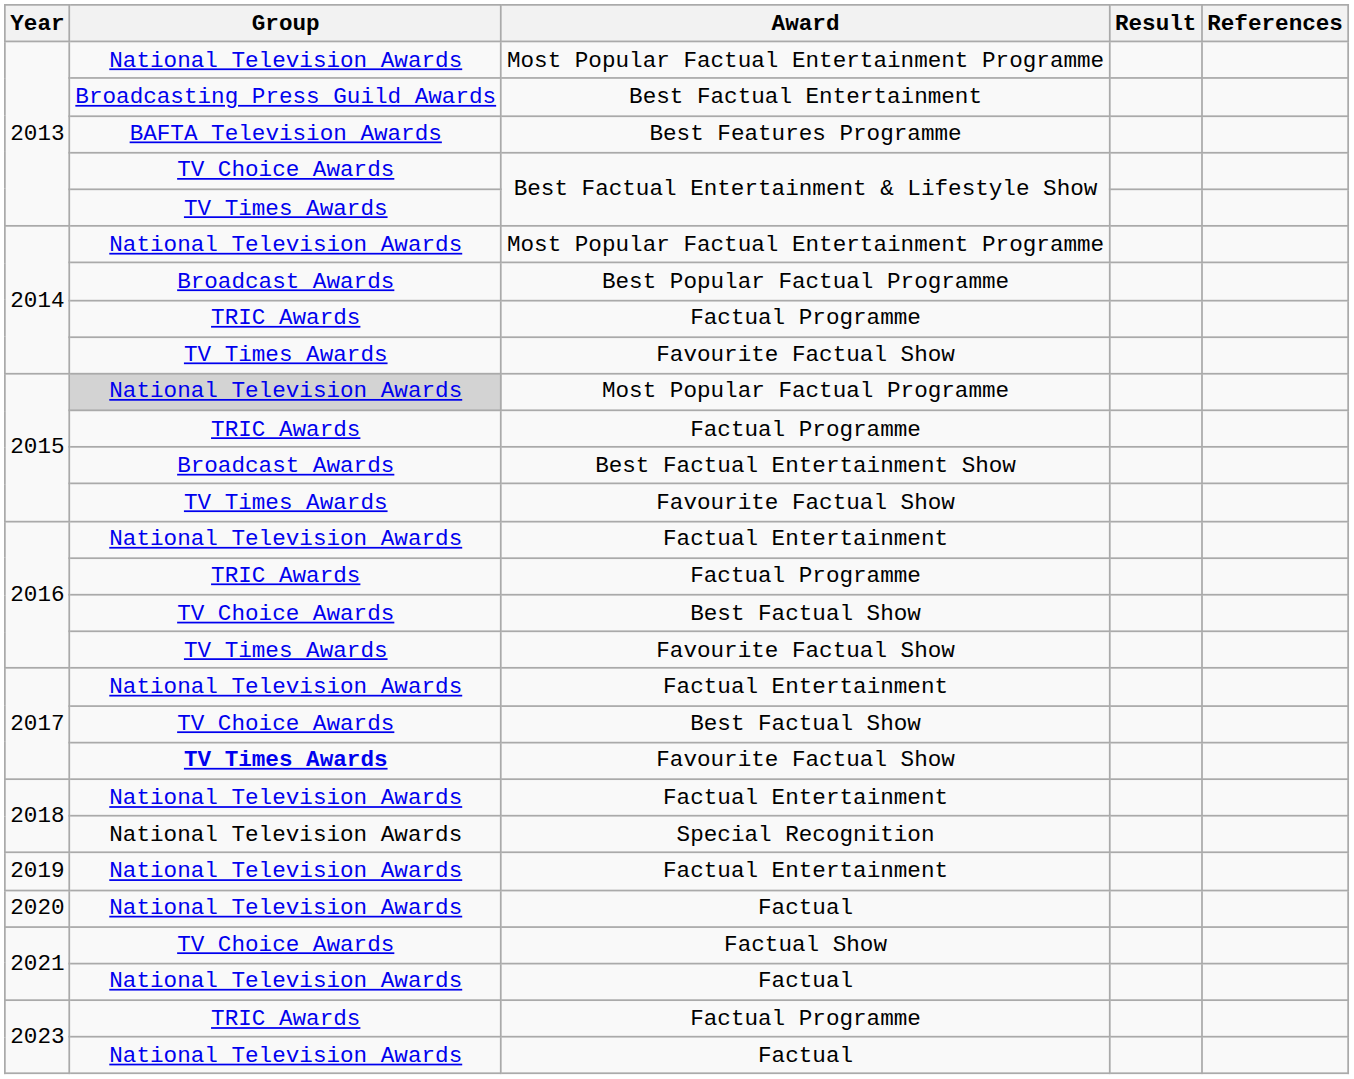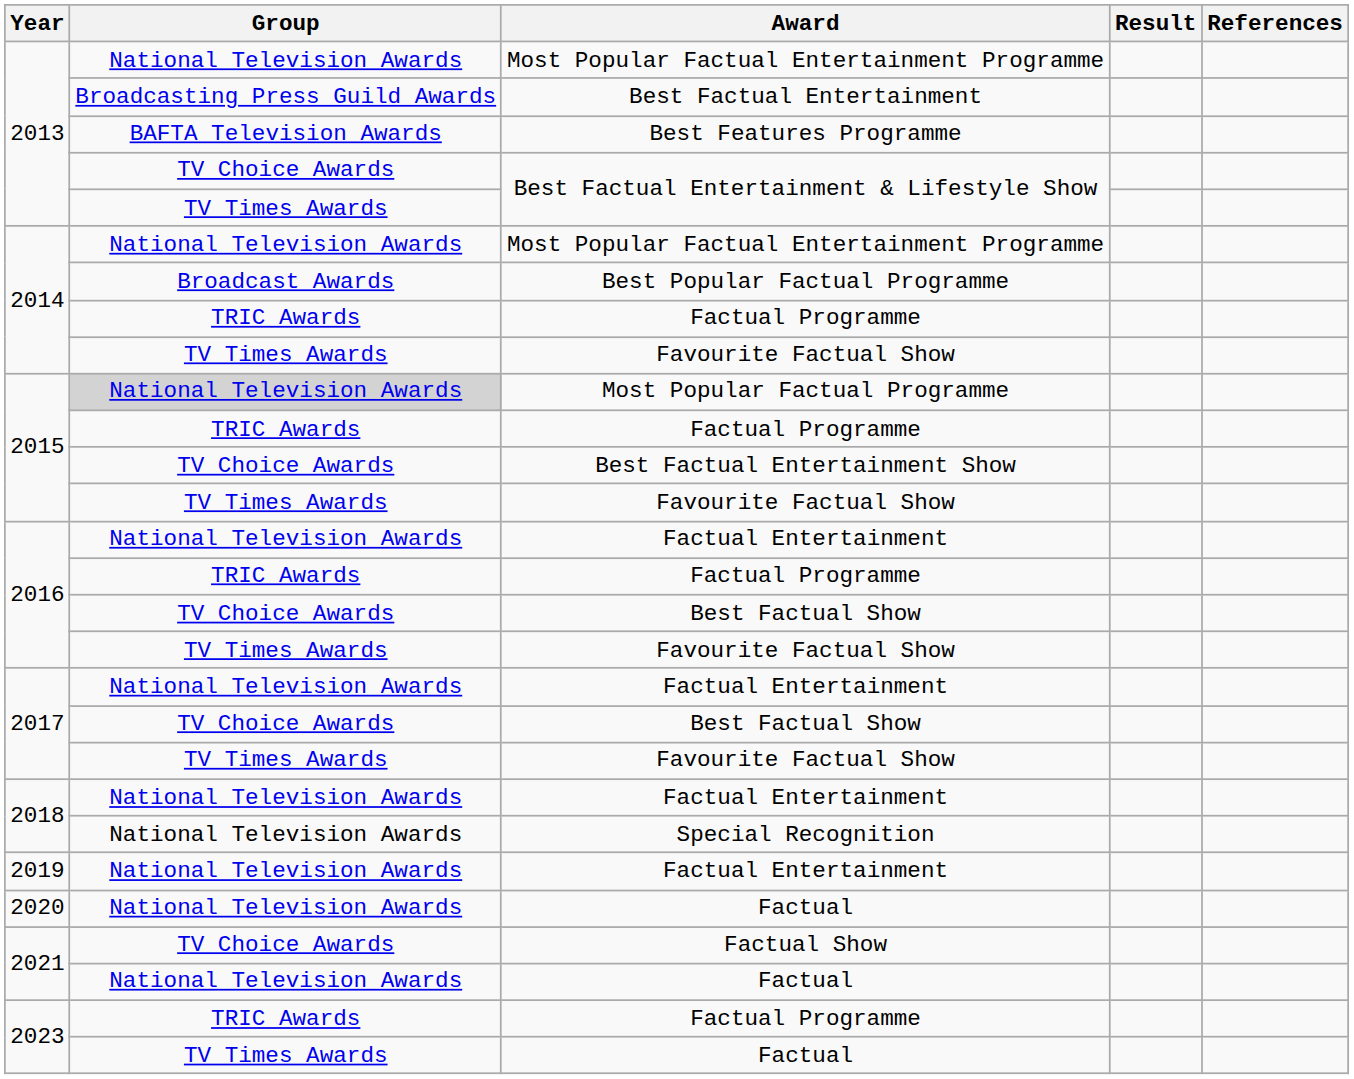(286, 466) Broadcast Awards -> (286, 466) TV Choice Awards
(286, 761) bold -> (286, 761) normal
(286, 1056) National Television Awards -> (286, 1056) TV Times Awards
